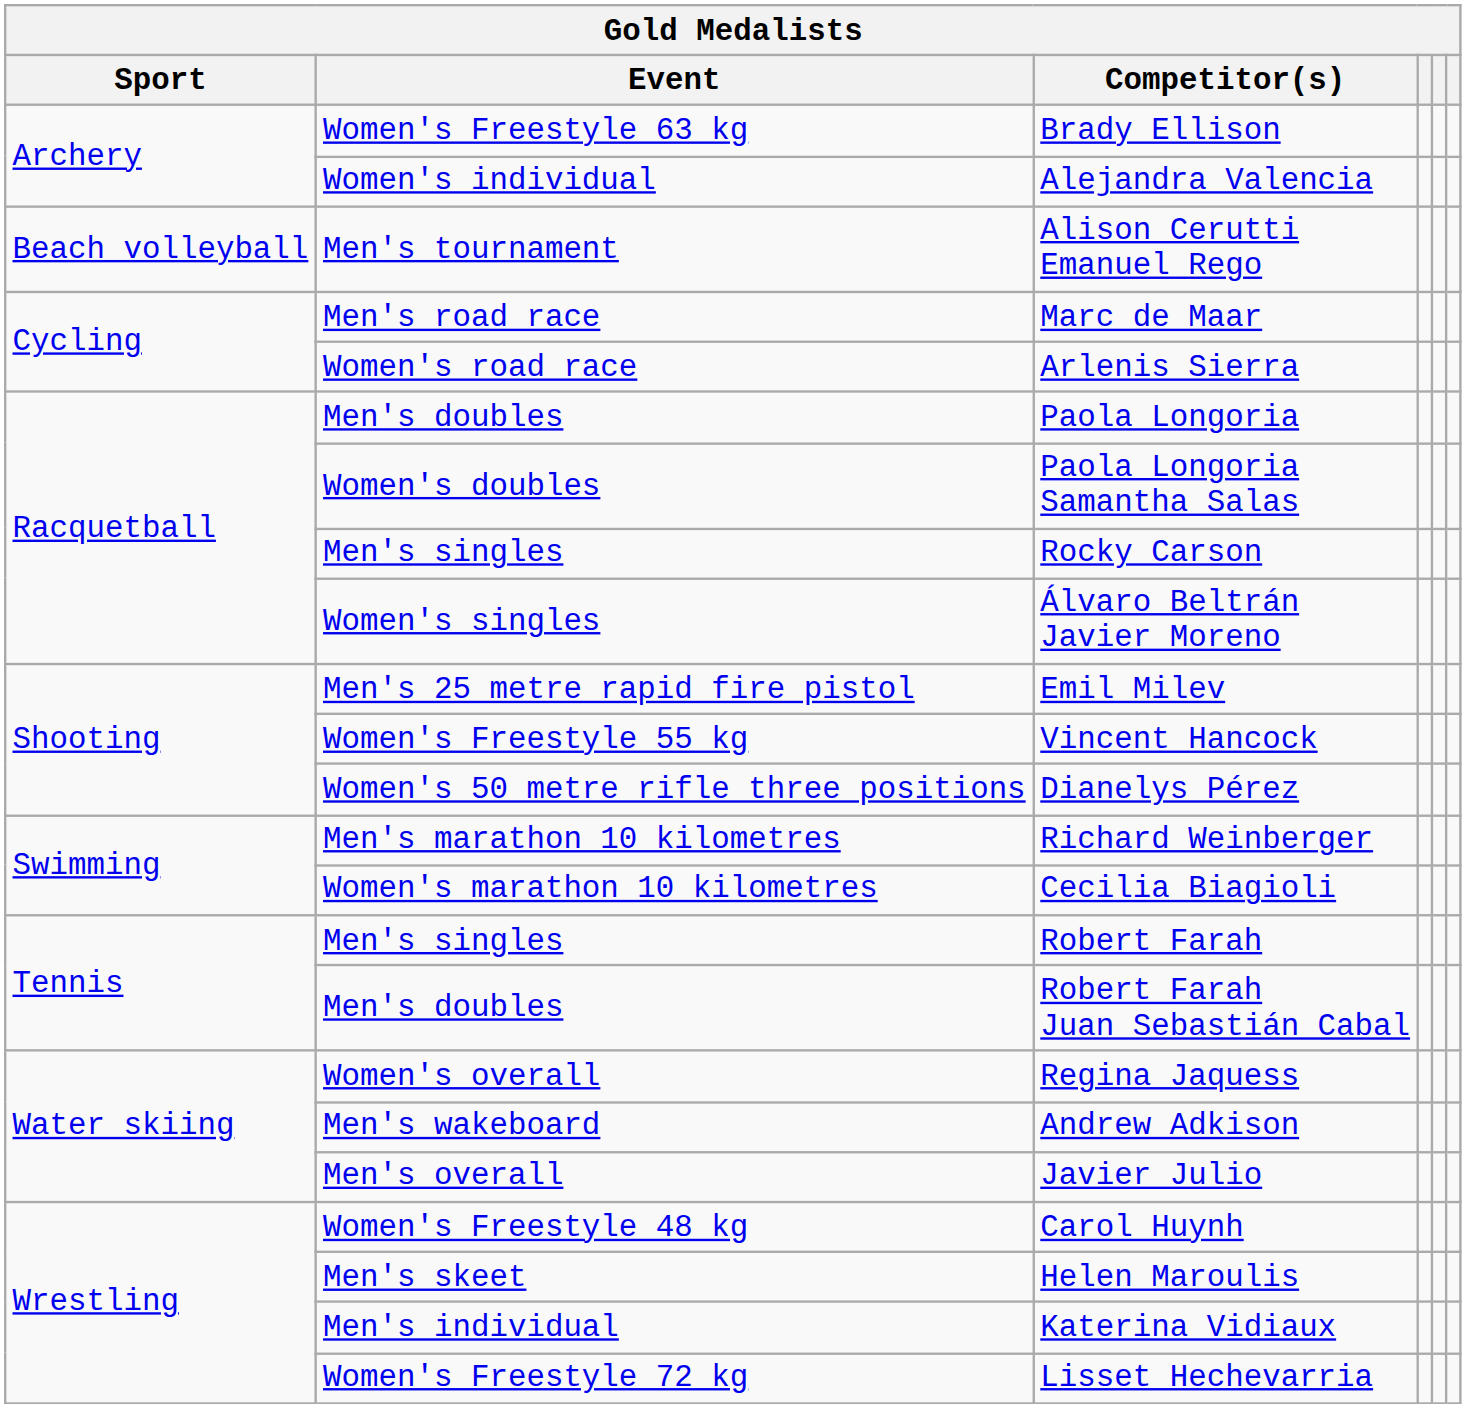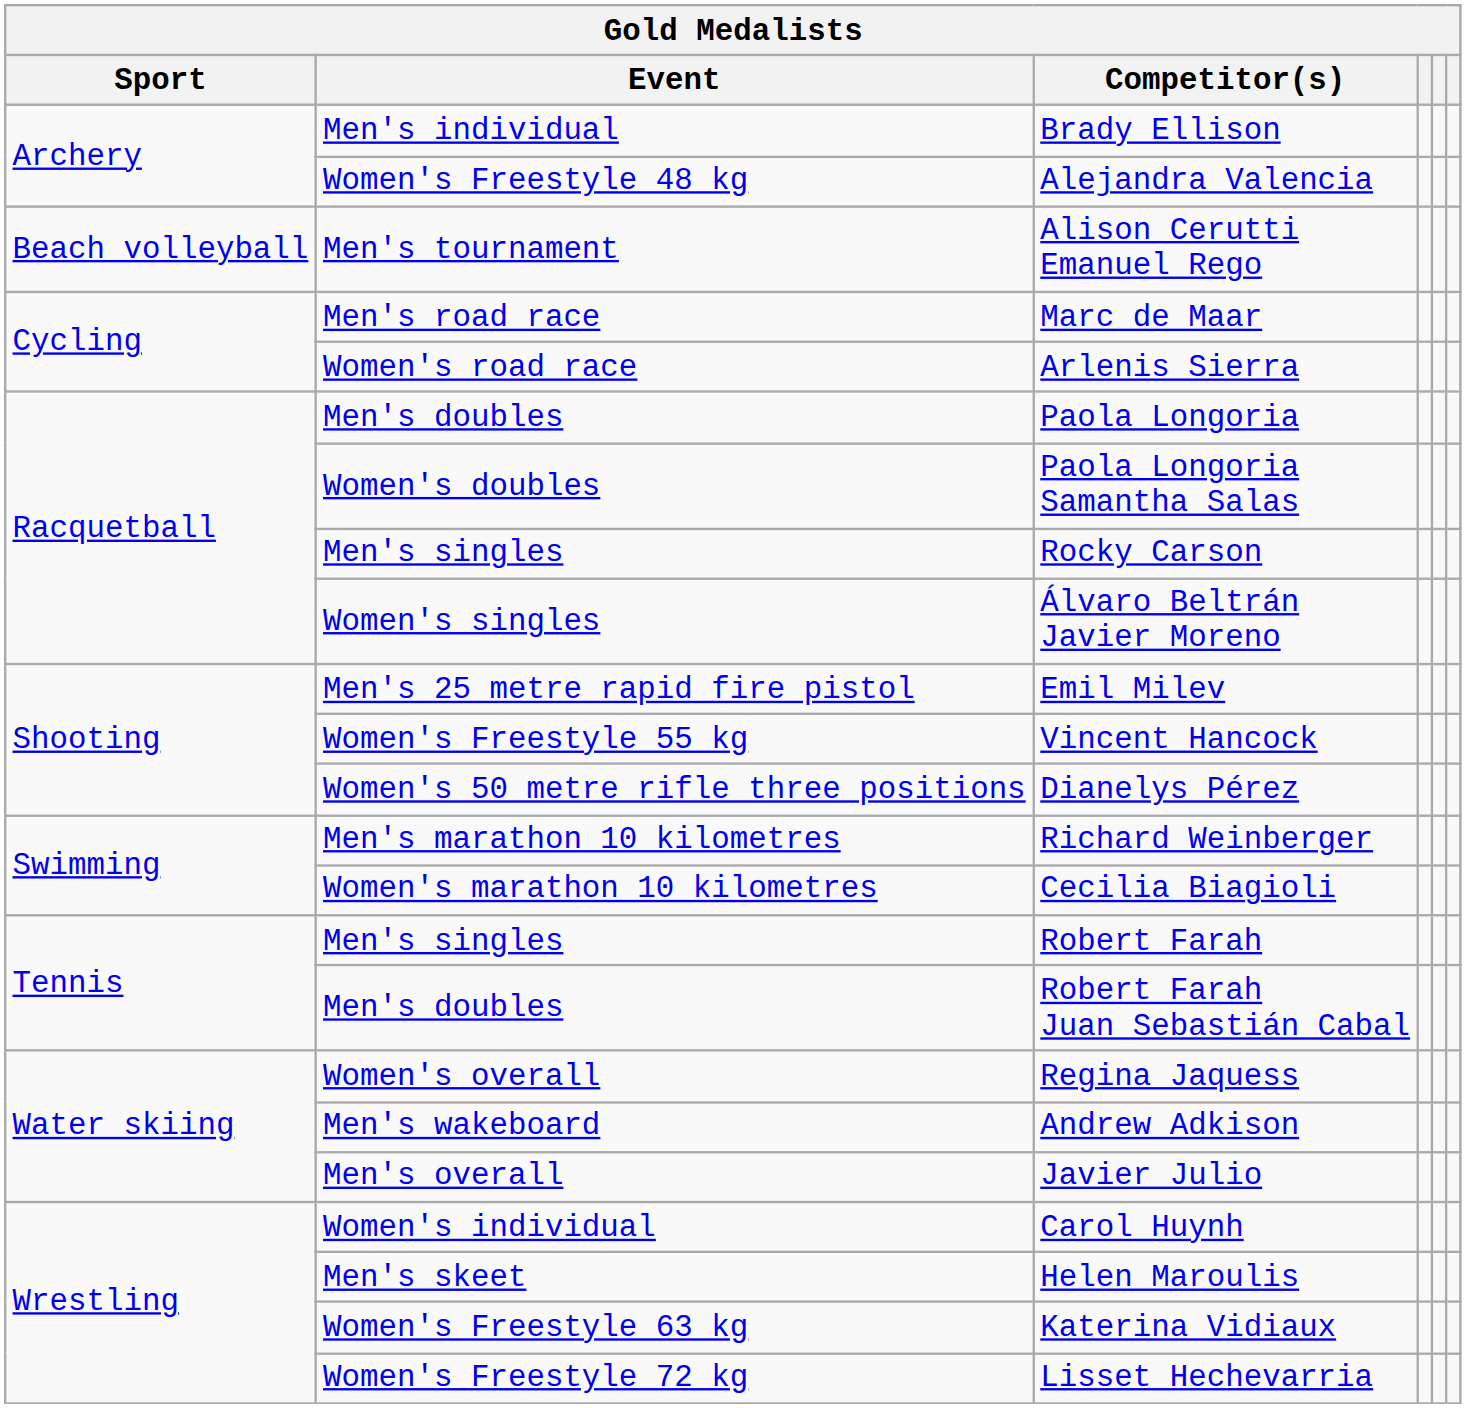(536, 131) Women's Freestyle 63 kg -> (471, 131) Men's individual
(489, 181) Women's individual -> (536, 181) Women's Freestyle 48 kg
(536, 1227) Women's Freestyle 48 kg -> (489, 1227) Women's individual
(471, 1327) Men's individual -> (536, 1327) Women's Freestyle 63 kg
